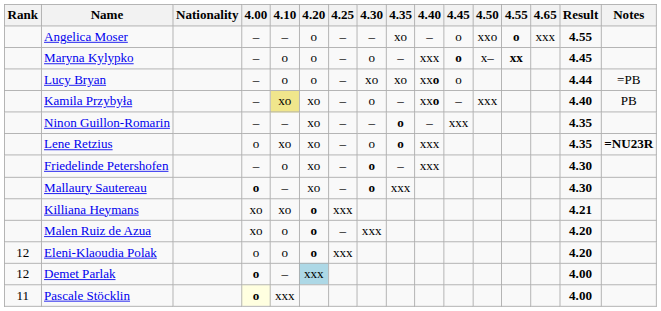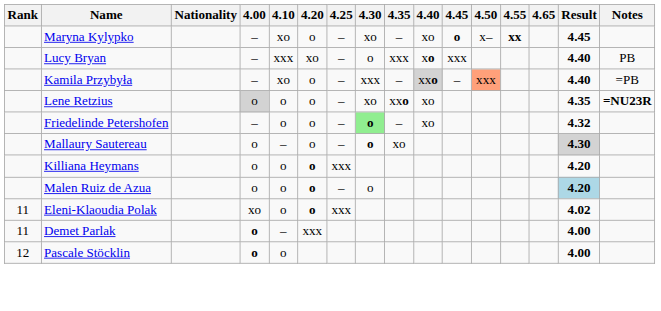- row: (86, 37)
(285, 58) o -> (283, 37) xo
(372, 58) o -> (370, 37) xo
(430, 58) xxx -> (428, 37) xo
(285, 80) o -> (283, 58) xxx
(314, 80) o -> (312, 58) xo
(372, 80) xo -> (370, 58) o
(401, 80) xo -> (399, 58) xxx
(430, 80) xxo -> (428, 58) xo
(458, 80) o -> (457, 58) xxx
(581, 80) 4.44 -> (579, 58) 4.40
(629, 80) =PB -> (627, 58) PB
(285, 101) khaki background -> (283, 80) no background
(314, 101) xo -> (312, 80) o
(372, 101) o -> (370, 80) xxx
(430, 101) no background -> (428, 80) lightgrey background
(487, 101) no background -> (486, 80) lightsalmon background
(629, 101) PB -> (627, 80) =PB
- row: (107, 123)
(256, 144) no background -> (254, 101) lightgrey background
(285, 144) xo -> (283, 101) o
(314, 144) xo -> (312, 101) o
(372, 144) o -> (370, 101) xo
(401, 144) o -> (399, 101) xxo
(430, 144) xxx -> (428, 101) xo
(314, 166) xo -> (312, 123) o
(372, 166) no background -> (370, 123) lightgreen background
(430, 166) xxx -> (428, 123) xo
(581, 166) 4.30 -> (579, 123) 4.32
(256, 187) bold -> (254, 144) normal
(314, 187) xo -> (312, 144) o
(401, 187) xxx -> (399, 144) xo
(581, 187) no background -> (579, 144) lightgrey background
(256, 209) xo -> (254, 166) o
(285, 209) xo -> (283, 166) o
(581, 209) 4.21 -> (579, 166) 4.20
(256, 231) xo -> (254, 187) o
(372, 231) xxx -> (370, 187) o
(581, 231) no background -> (579, 187) lightblue background
(23, 252) 12 -> (23, 209) 11
(256, 252) o -> (254, 209) xo
(581, 252) 4.20 -> (579, 209) 4.02
(23, 274) 12 -> (23, 231) 11
(314, 274) lightblue background -> (312, 231) no background
(23, 295) 11 -> (23, 252) 12
(256, 295) lightyellow background -> (254, 252) no background
(285, 295) xxx -> (283, 252) o
